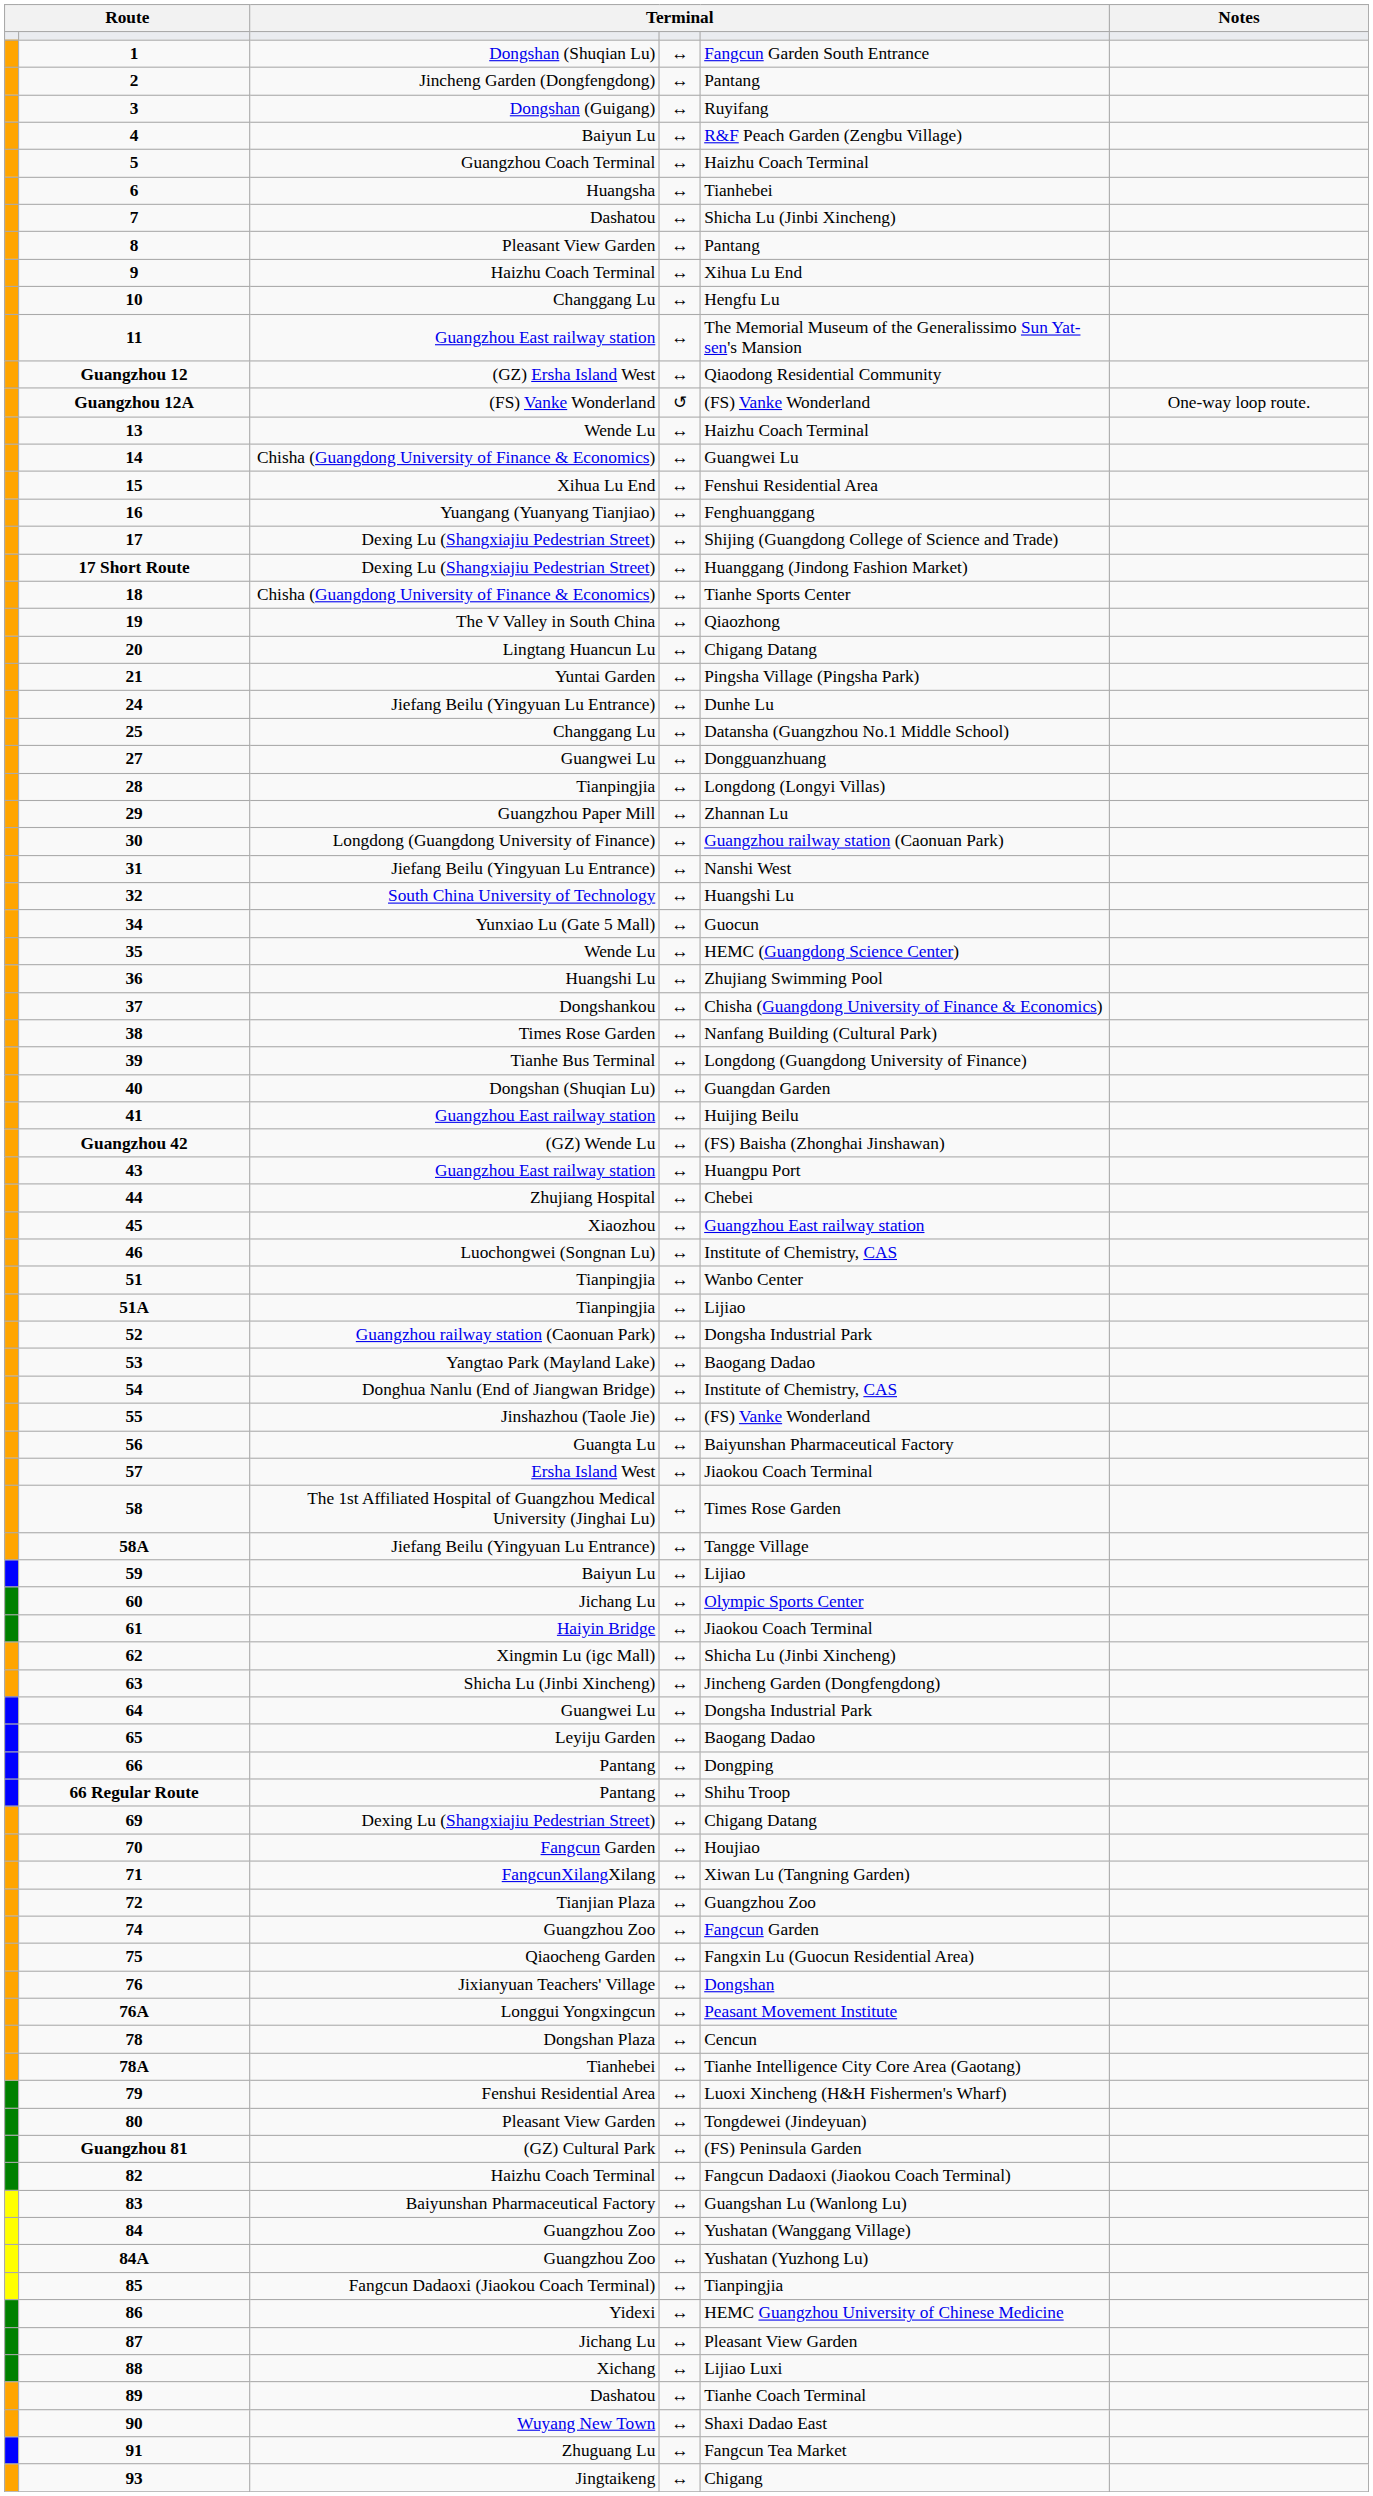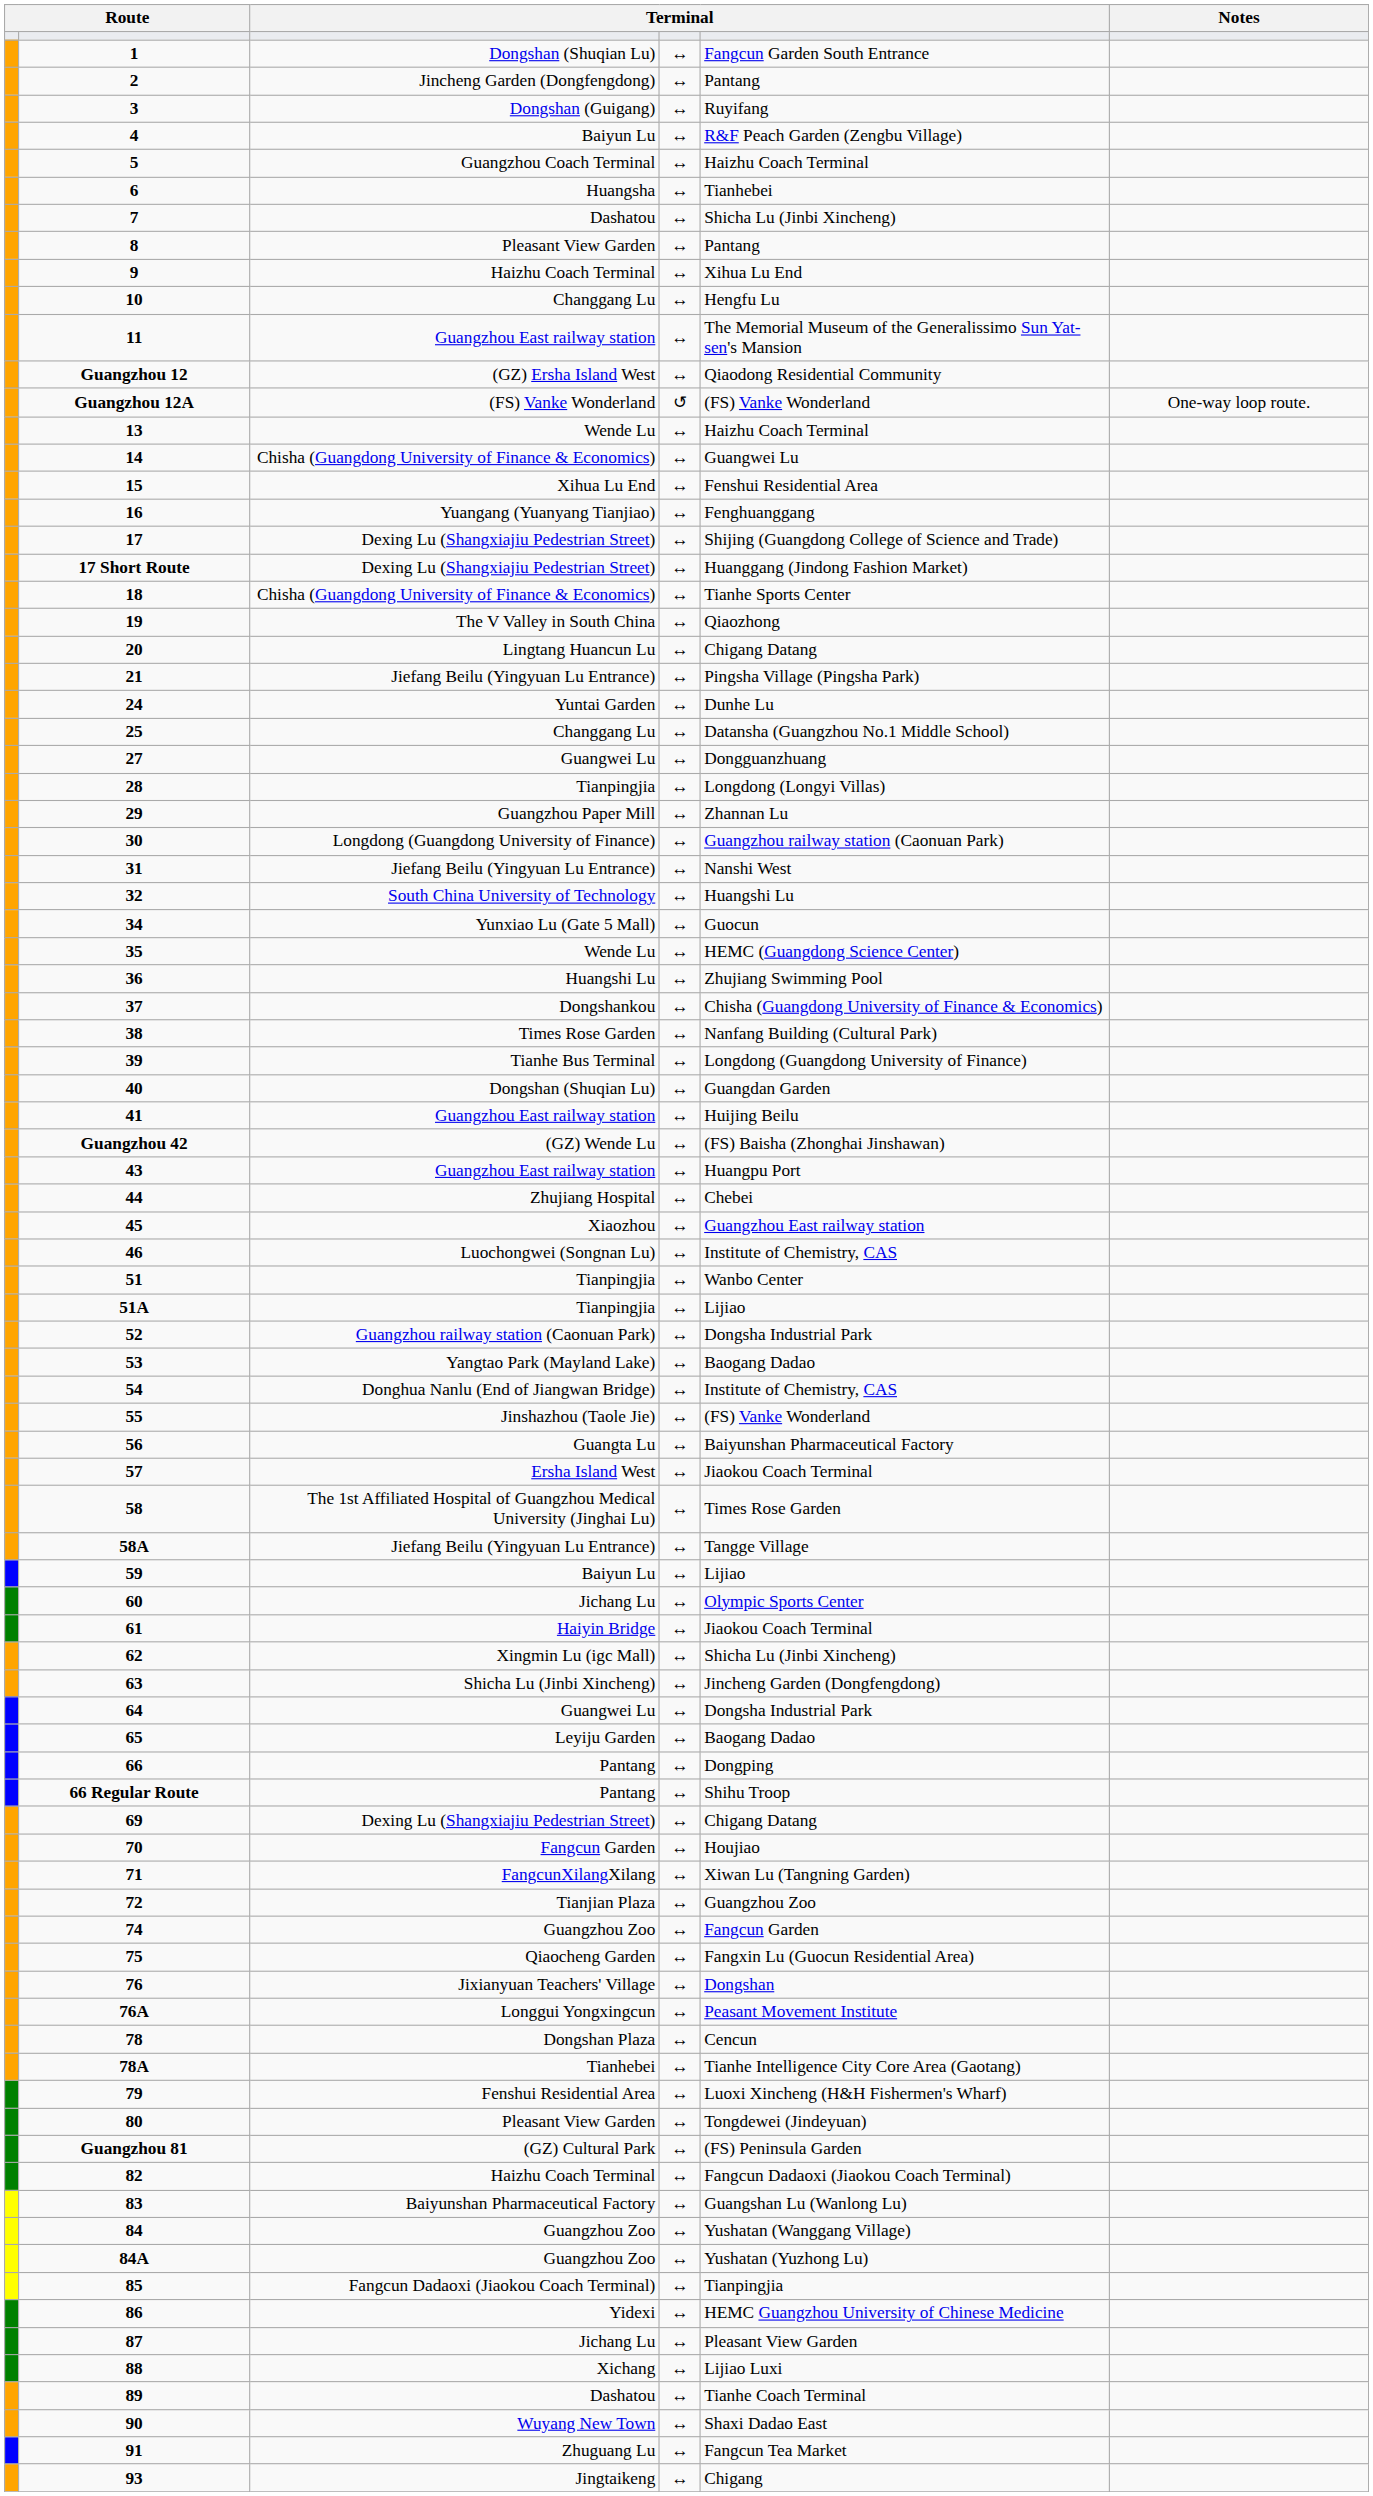(605, 677) Yuntai Garden -> (523, 677) Jiefang Beilu (Yingyuan Lu Entrance)
(523, 704) Jiefang Beilu (Yingyuan Lu Entrance) -> (605, 704) Yuntai Garden
